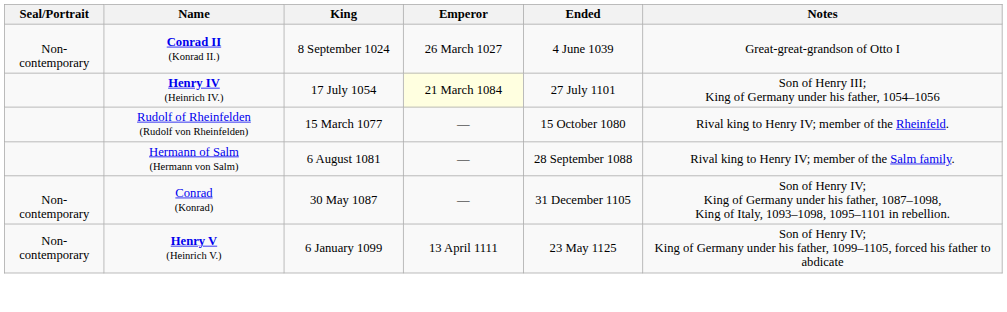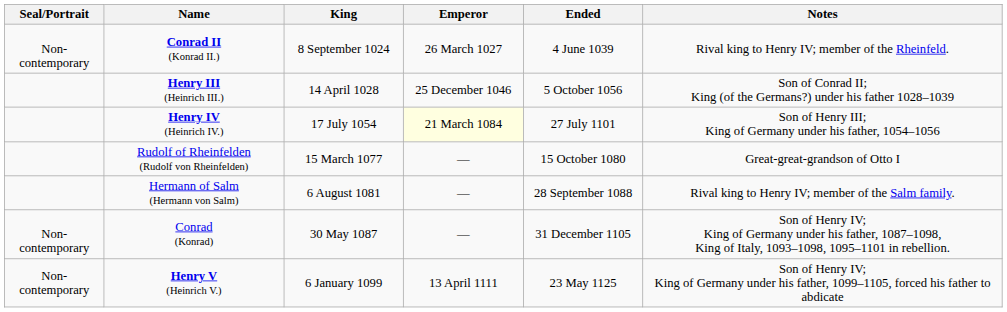(823, 48) Great-great-grandson of Otto I -> (823, 48) Rival king to Henry IV; member of the Rheinfeld.
+ row: (194, 90)
(823, 124) Rival king to Henry IV; member of the Rheinfeld. -> (823, 158) Great-great-grandson of Otto I
